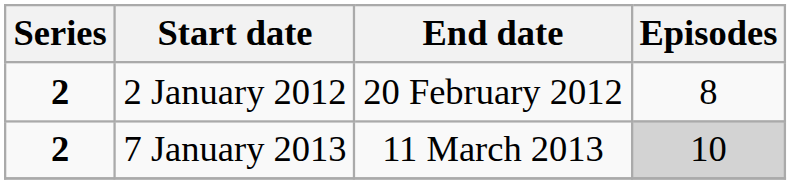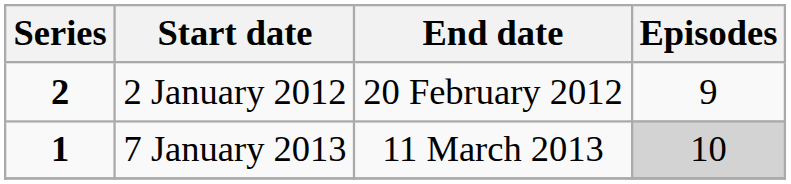(708, 91) 8 -> (708, 91) 9
(60, 149) 2 -> (60, 149) 1
